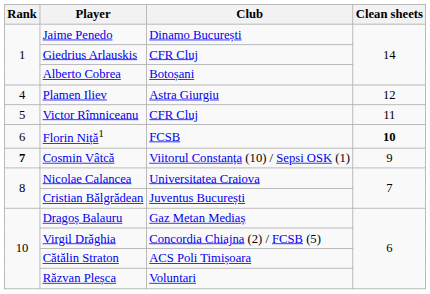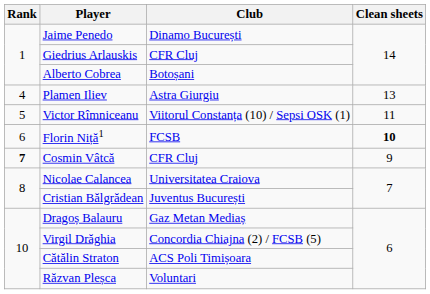(389, 94) 12 -> (389, 94) 13
(174, 114) CFR Cluj -> (250, 114) Viitorul Constanța (10) / Sepsi OSK (1)
(250, 158) Viitorul Constanța (10) / Sepsi OSK (1) -> (174, 158) CFR Cluj
